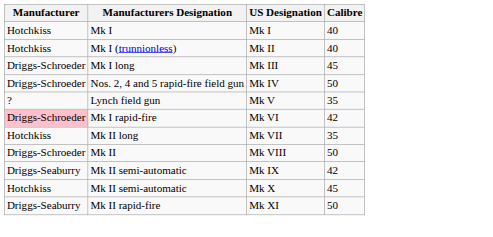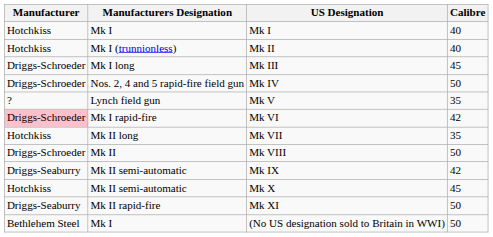+ row: (347, 223)
